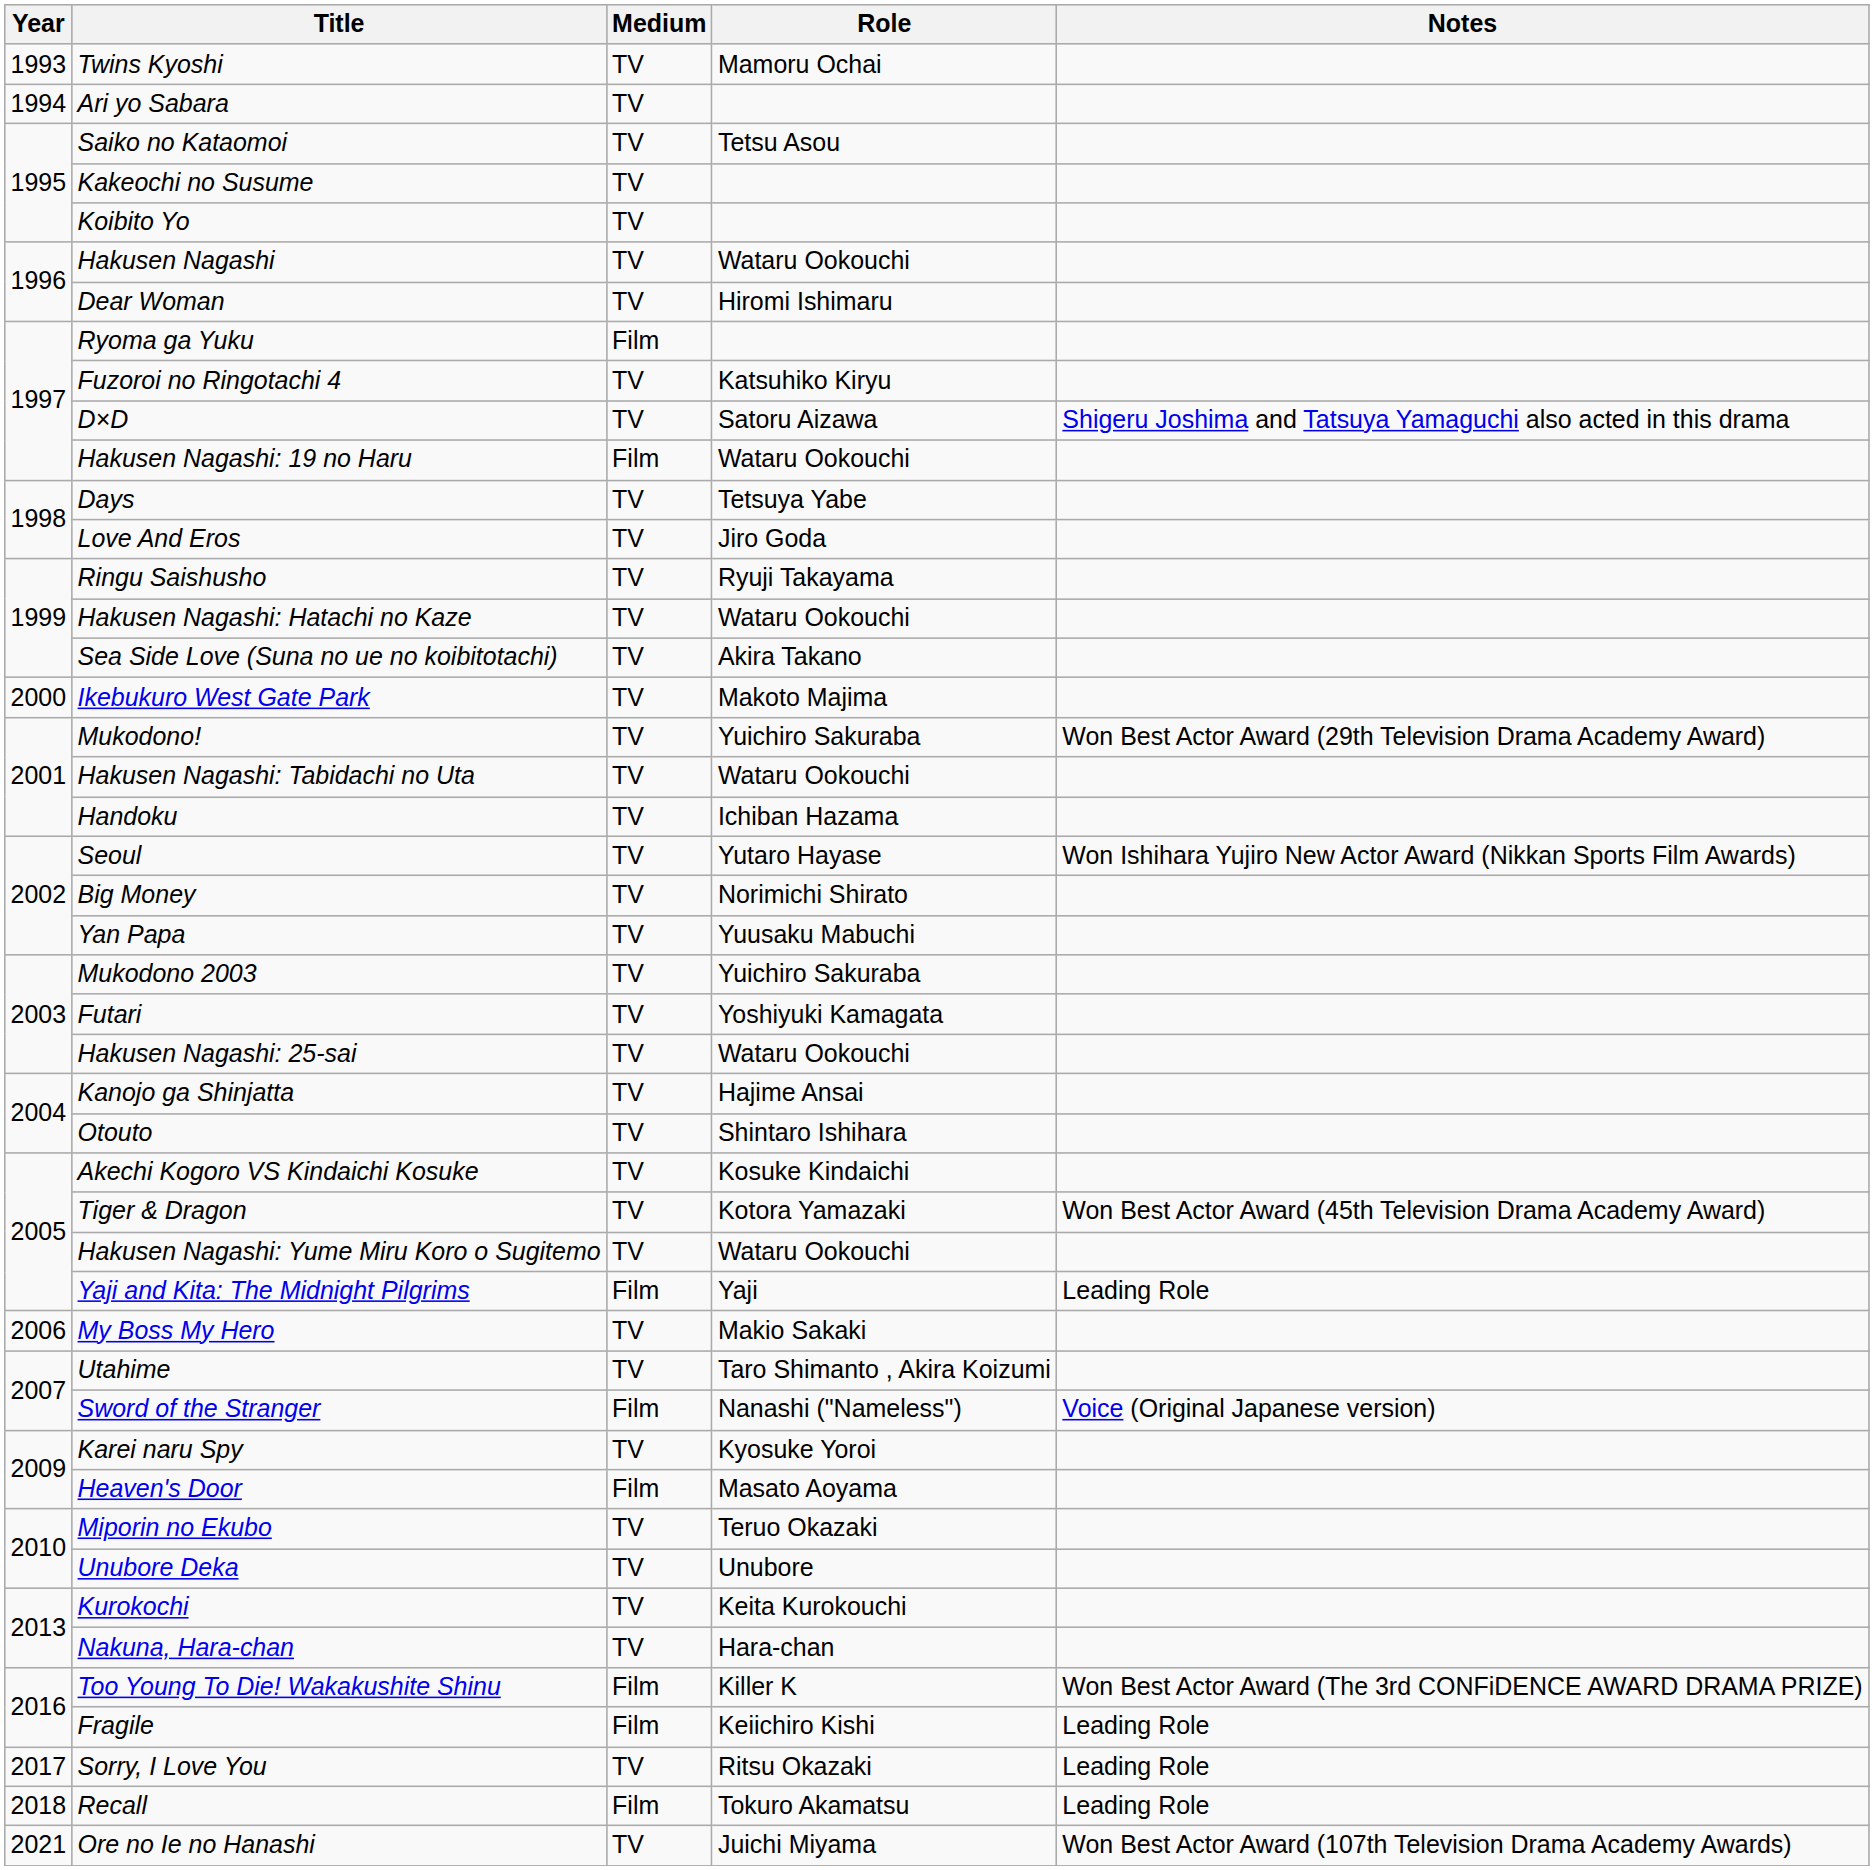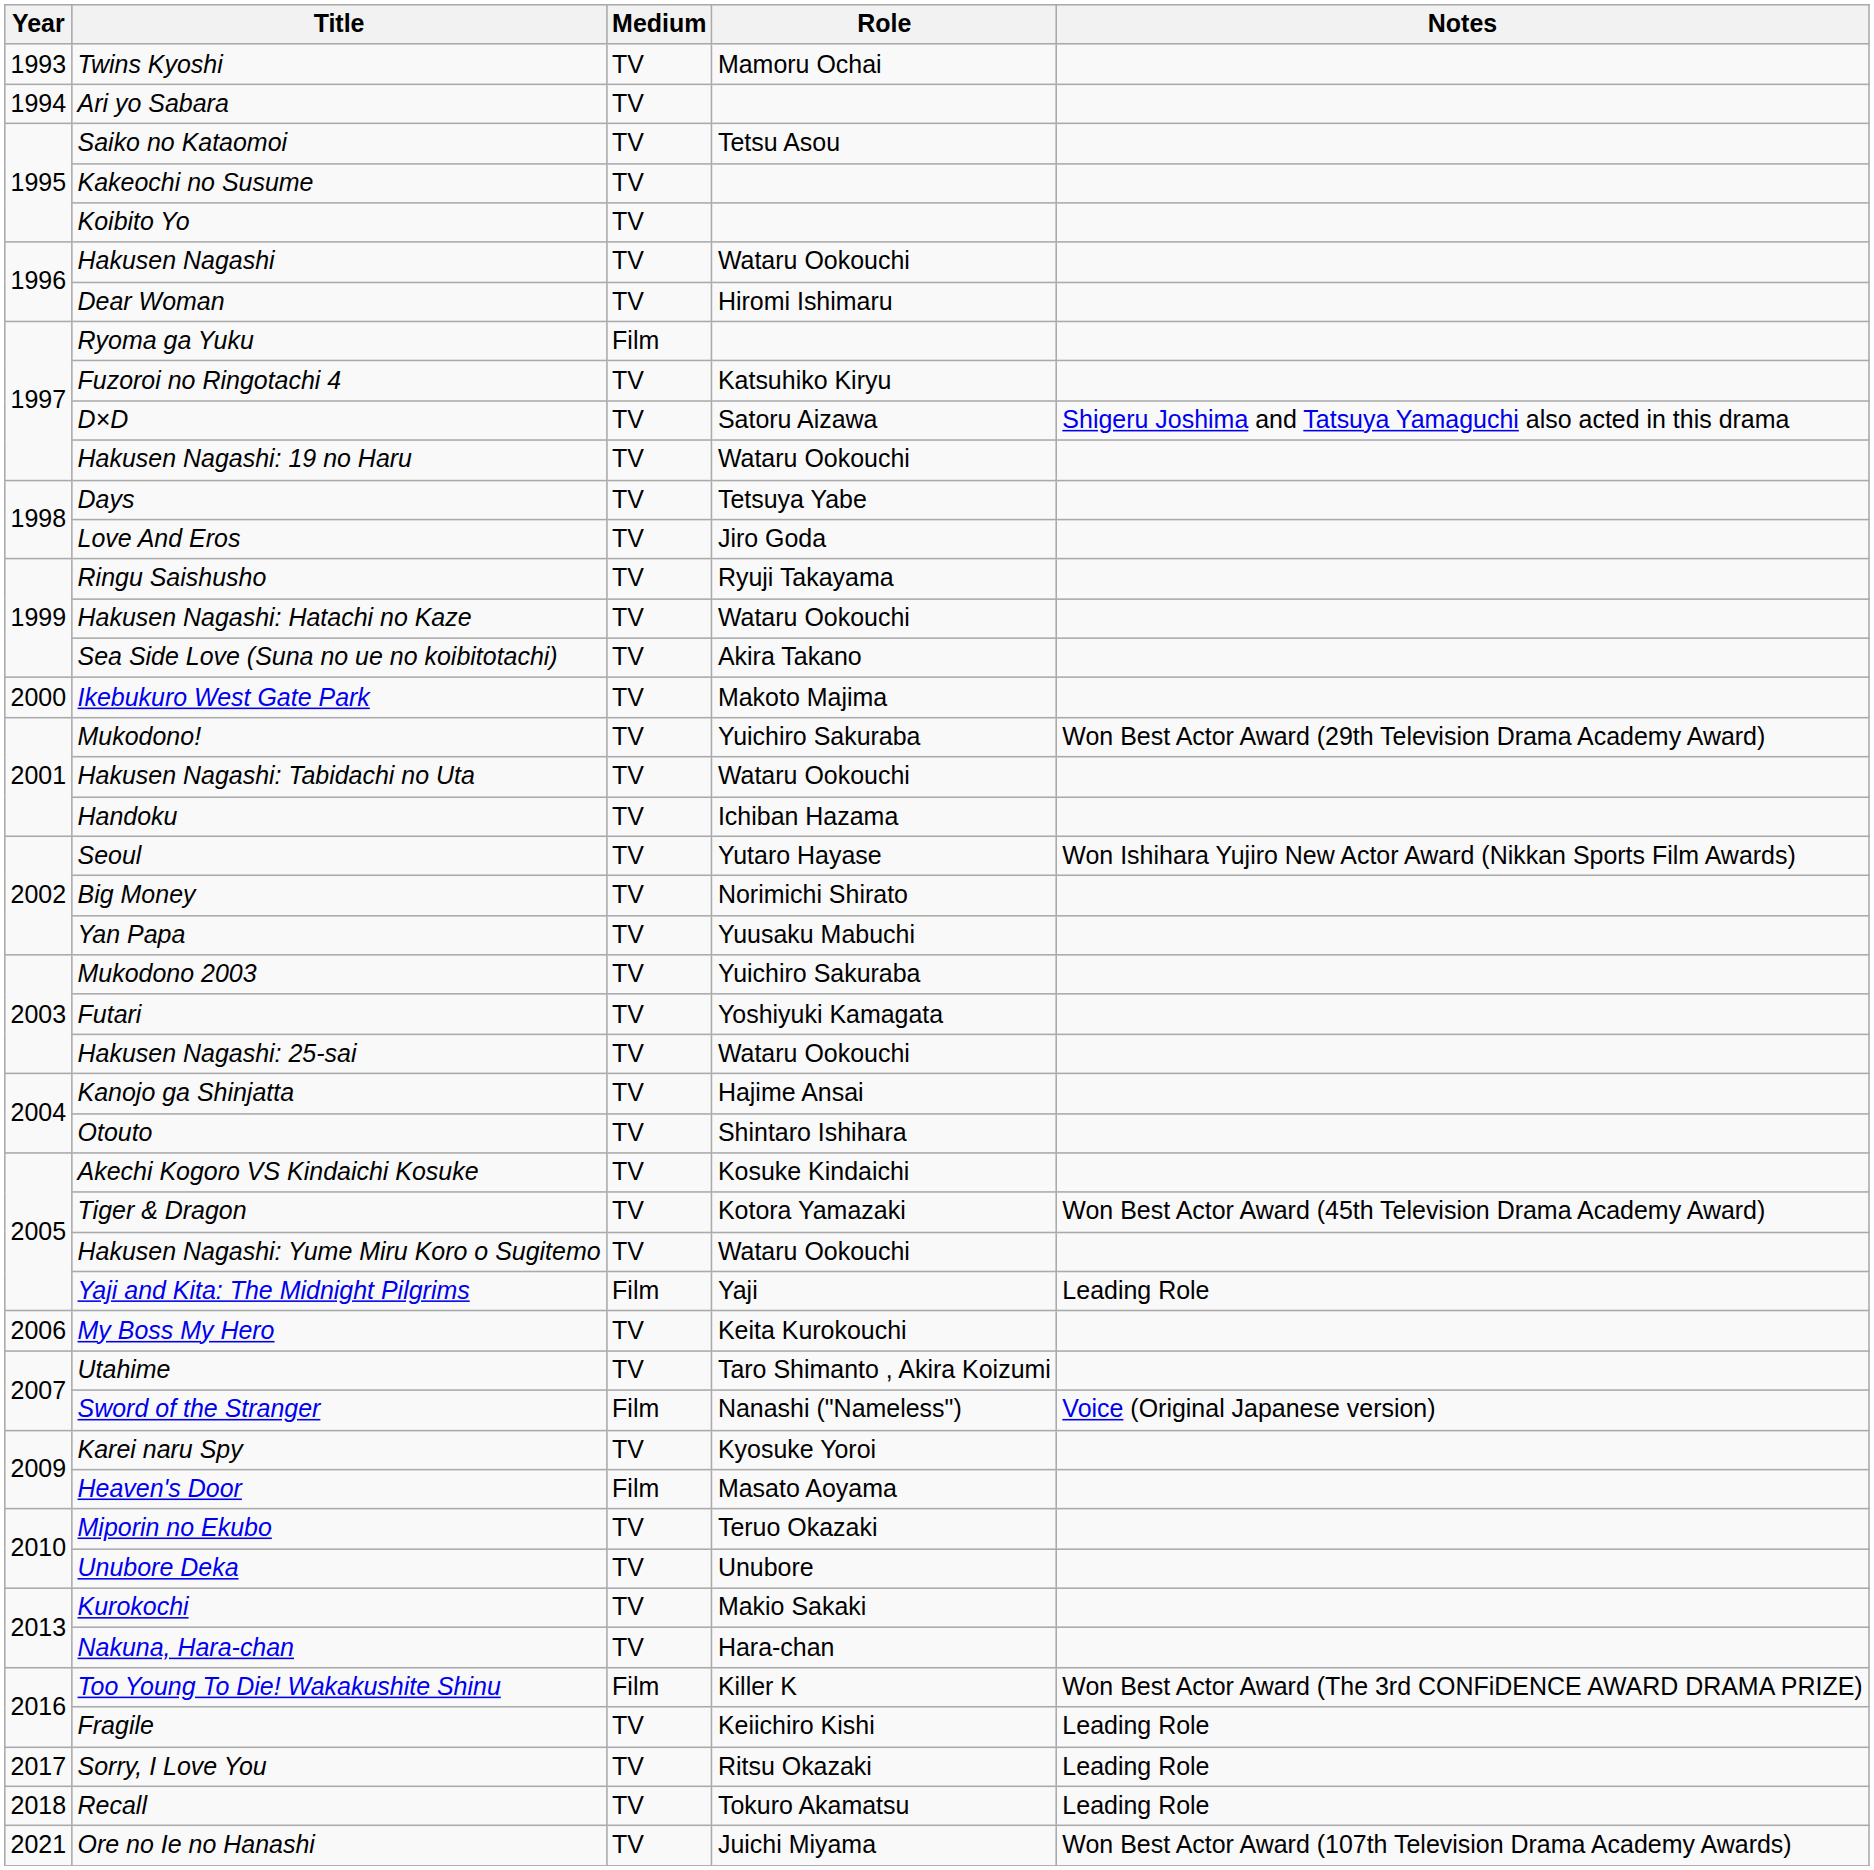(636, 459) Film -> (628, 459) TV
(792, 1330) Makio Sakaki -> (812, 1330) Keita Kurokouchi
(812, 1607) Keita Kurokouchi -> (792, 1607) Makio Sakaki
(636, 1726) Film -> (628, 1726) TV
(636, 1805) Film -> (628, 1805) TV
